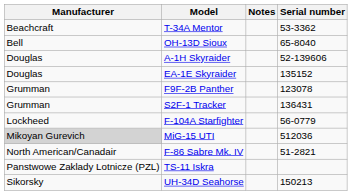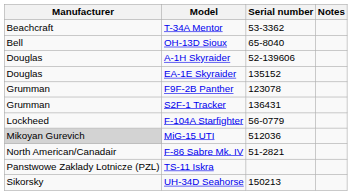columns swapped: (312, 12) <-> (262, 12)
